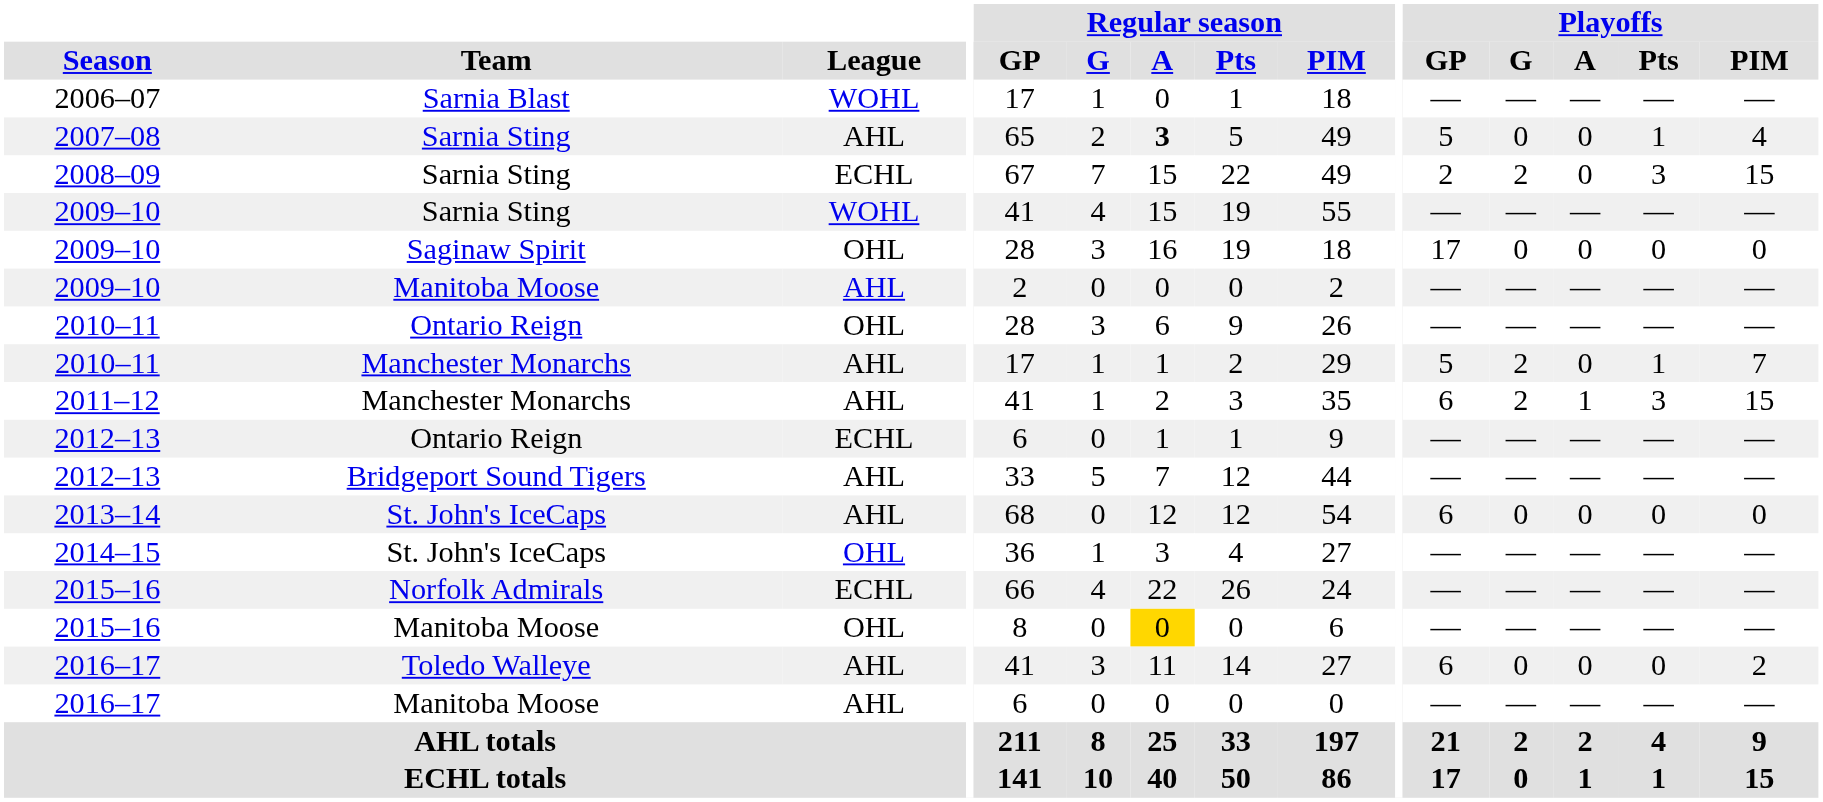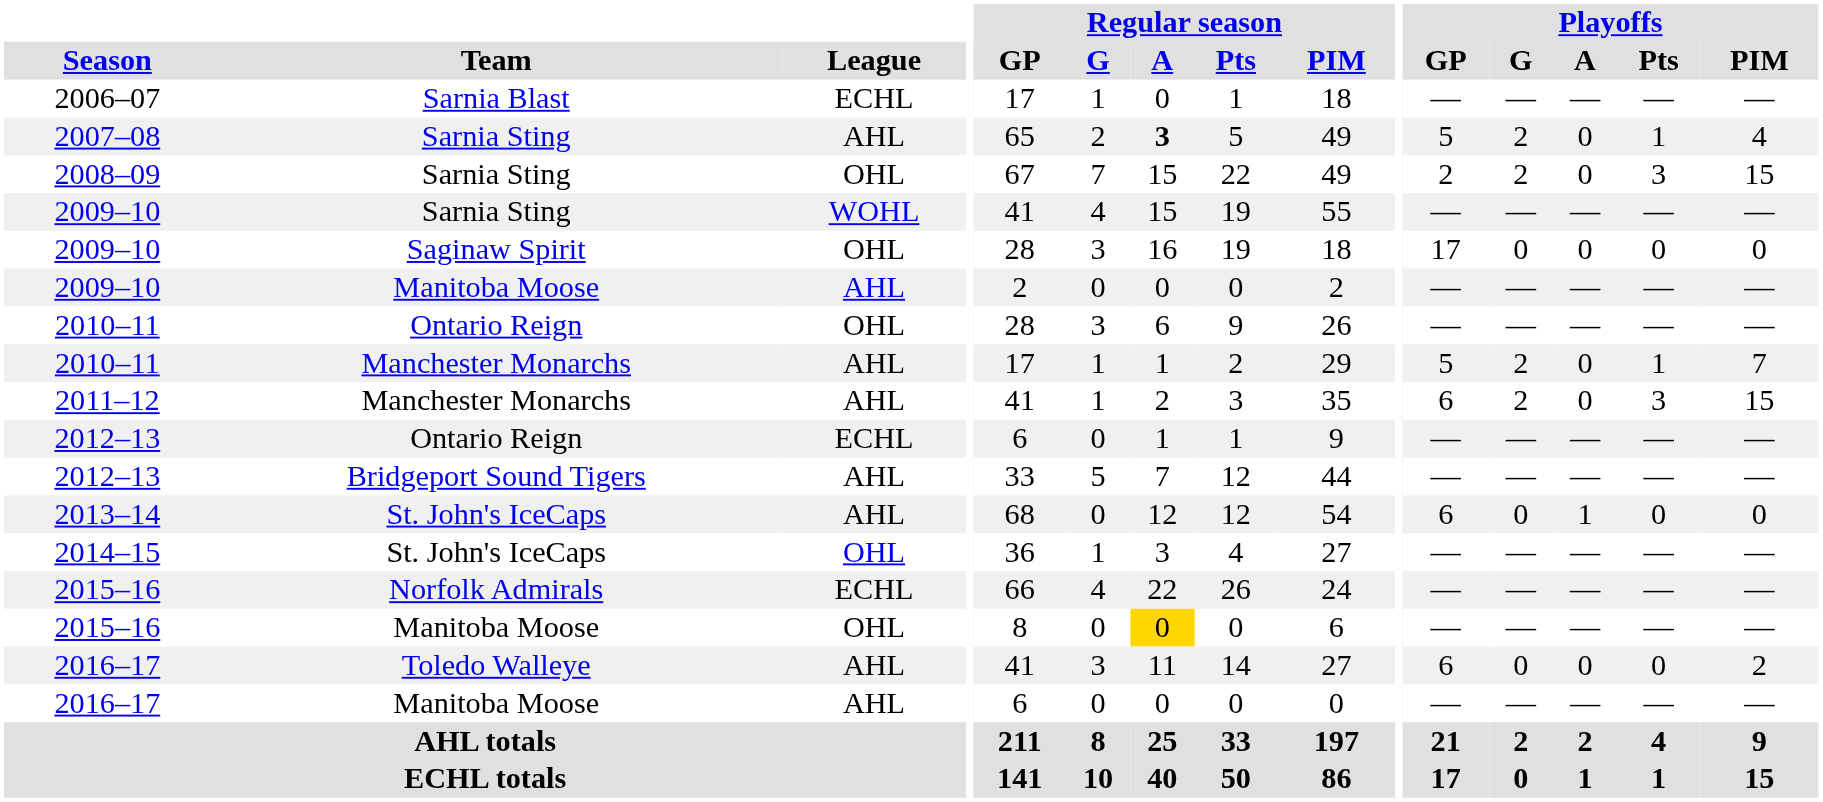(874, 98) WOHL -> (874, 98) ECHL
(1521, 135) 0 -> (1521, 135) 2
(874, 173) ECHL -> (874, 173) OHL
(1585, 400) 1 -> (1585, 400) 0
(1585, 513) 0 -> (1585, 513) 1
